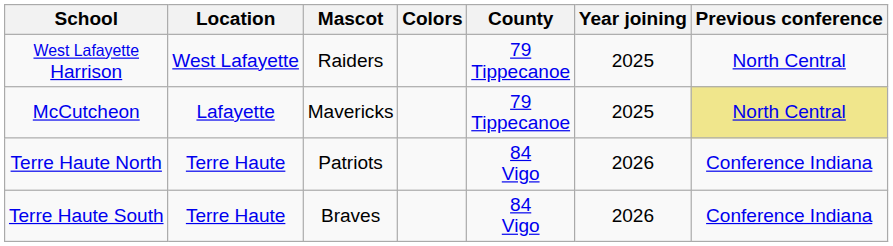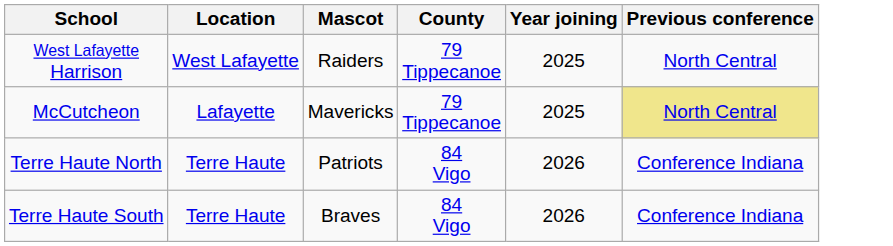- column: (432, 19)
